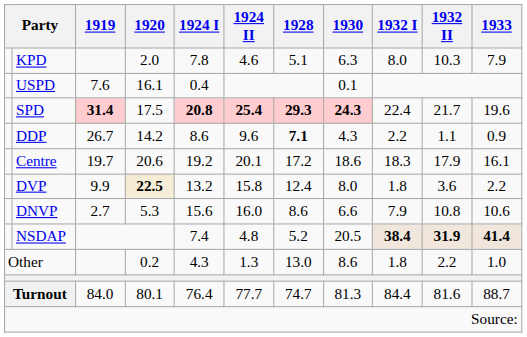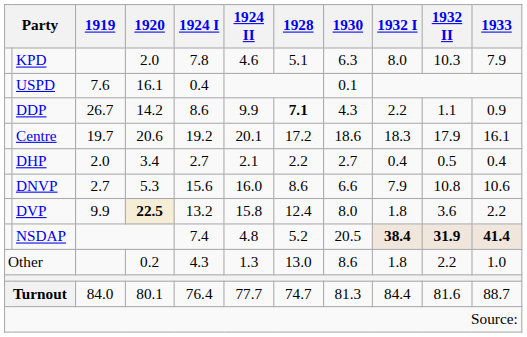- row: (30, 111)
(249, 136) 9.6 -> (249, 111) 9.9
+ row: (31, 161)
rows swapped: (31, 186) <-> (37, 211)
